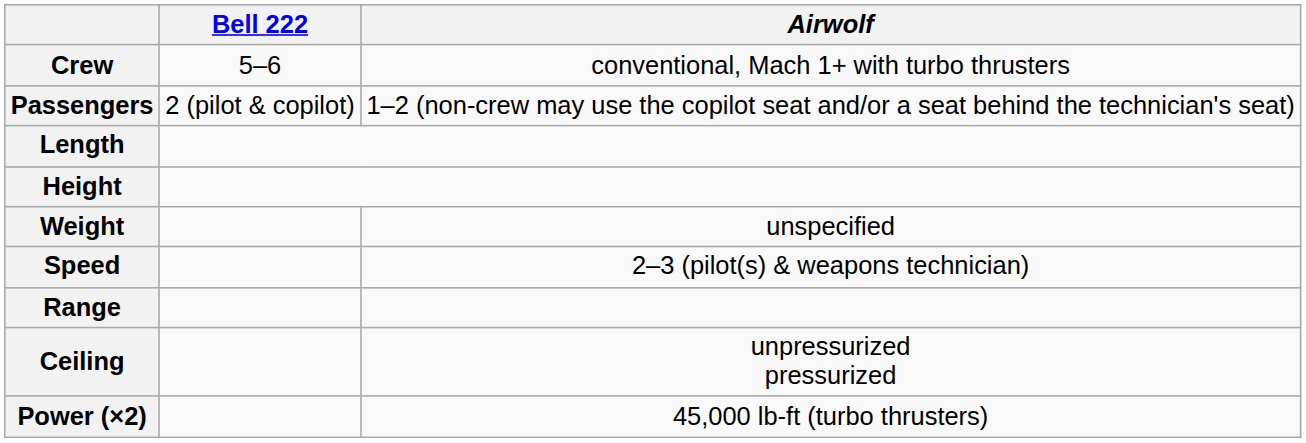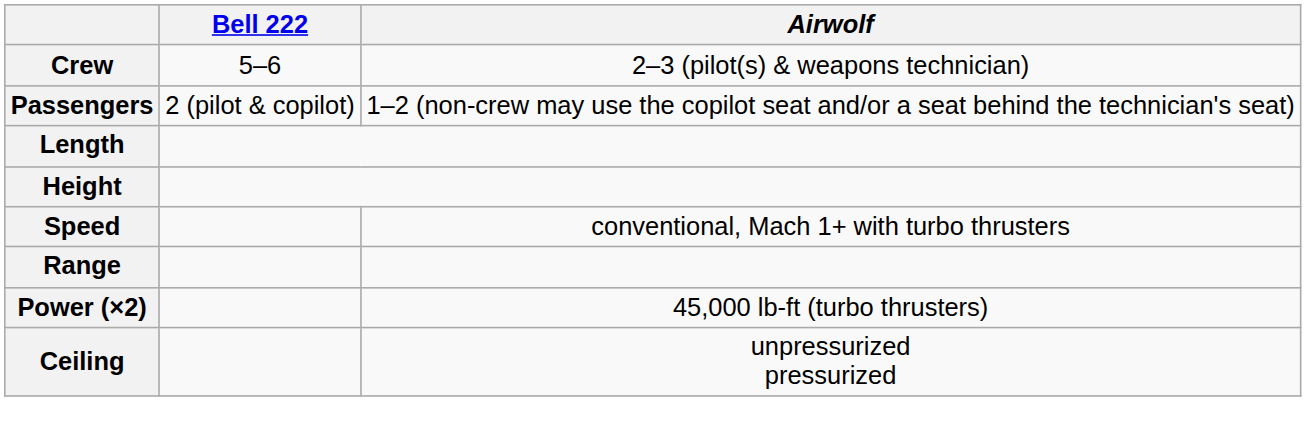(831, 65) conventional, Mach 1+ with turbo thrusters -> (831, 65) 2–3 (pilot(s) & weapons technician)
- row: (82, 226)
(831, 266) 2–3 (pilot(s) & weapons technician) -> (831, 226) conventional, Mach 1+ with turbo thrusters
rows swapped: (82, 361) <-> (82, 416)
